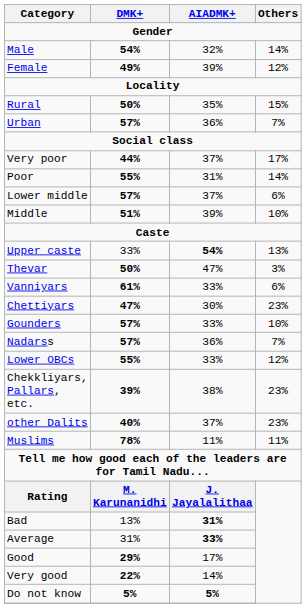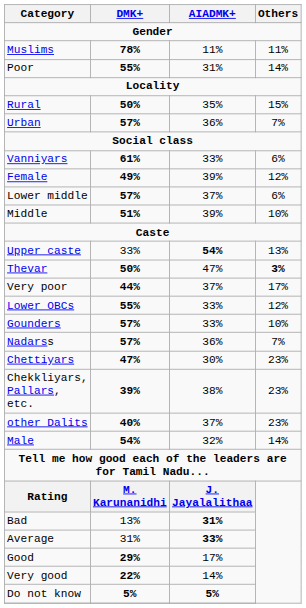rows swapped: (21, 50) <-> (31, 440)
rows swapped: (27, 68) <-> (21, 178)
rows swapped: (37, 159) <-> (37, 287)
(278, 269) normal -> (278, 269) bold
rows swapped: (41, 305) <-> (41, 360)
